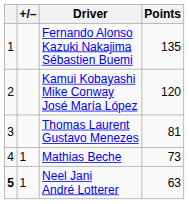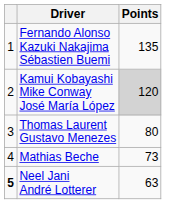- column: (28, 14)
(171, 92) no background -> (148, 92) lightgrey background
(174, 132) 81 -> (152, 132) 80
